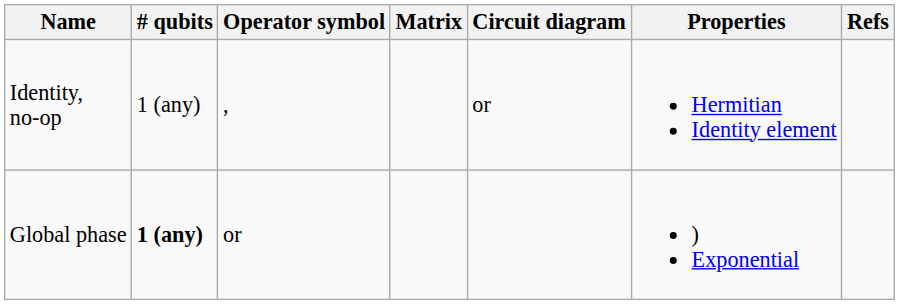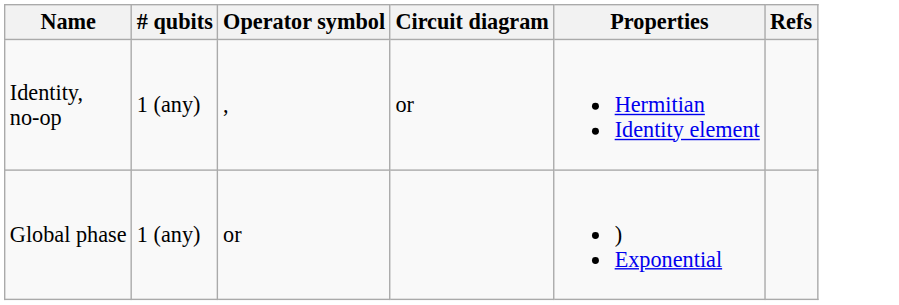- column: (429, 22)
(170, 234) bold -> (169, 234) normal
